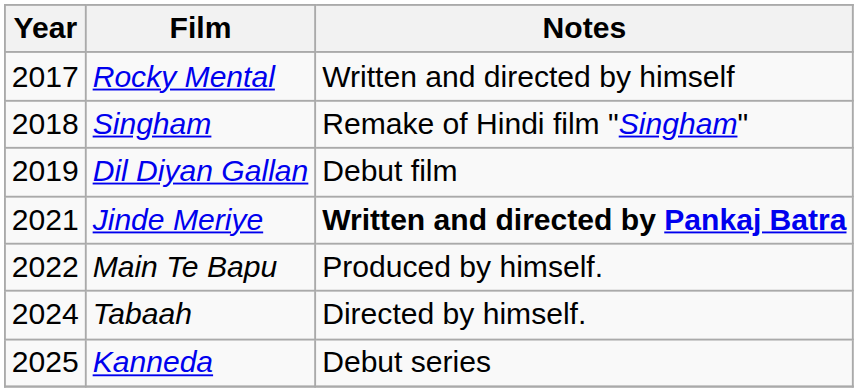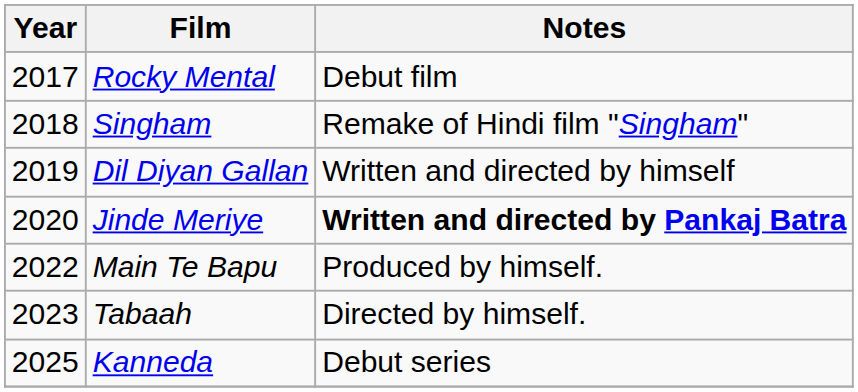(528, 76) Written and directed by himself -> (390, 76) Debut film
(390, 171) Debut film -> (528, 171) Written and directed by himself
(45, 219) 2021 -> (45, 219) 2020
(45, 314) 2024 -> (45, 314) 2023
